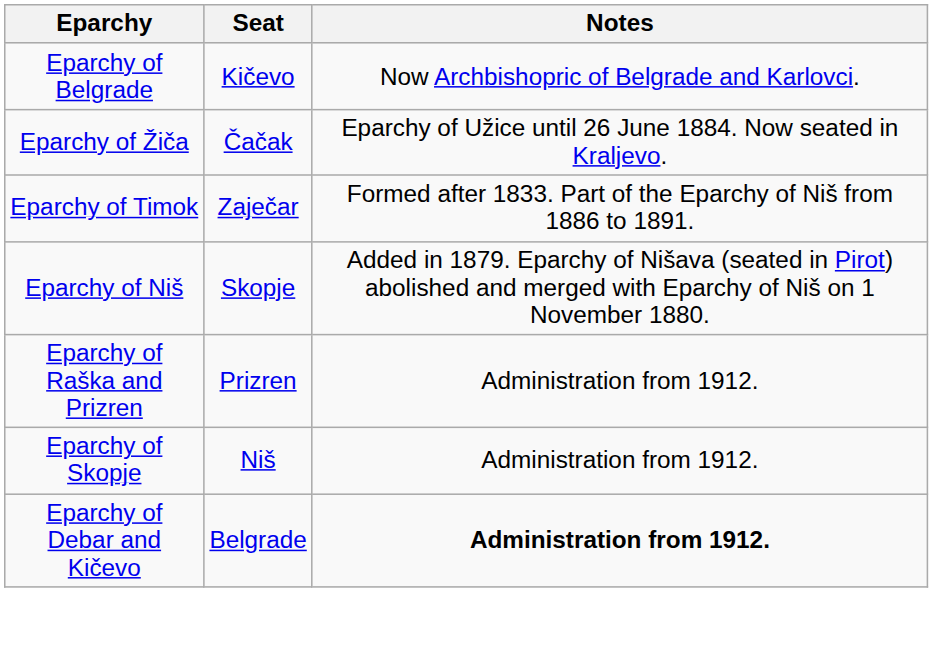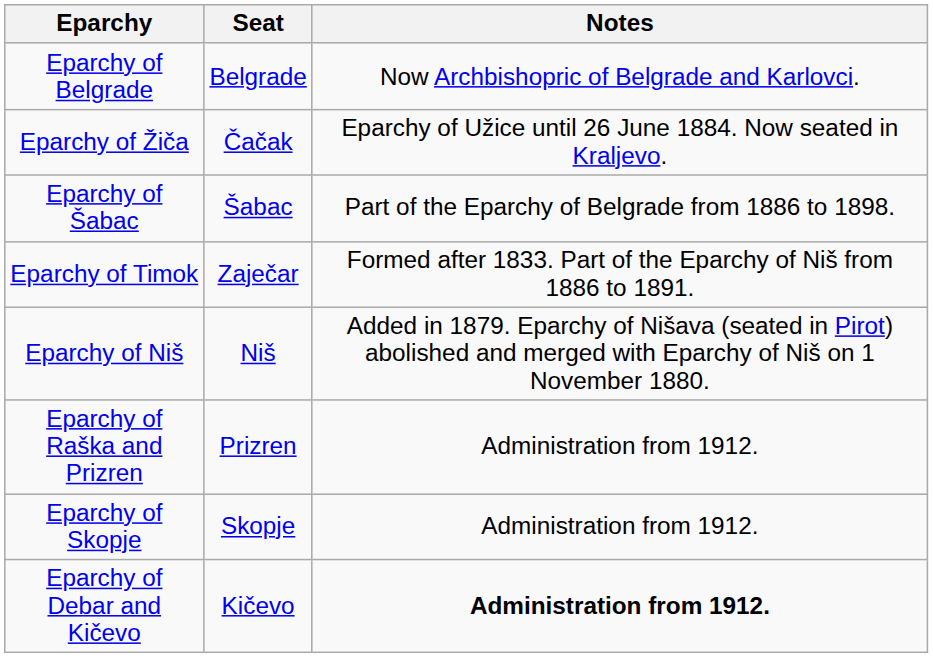(258, 76) Kičevo -> (258, 76) Belgrade
+ row: (104, 207)
(258, 287) Skopje -> (258, 353) Niš
(258, 460) Niš -> (258, 526) Skopje
(258, 540) Belgrade -> (258, 605) Kičevo
